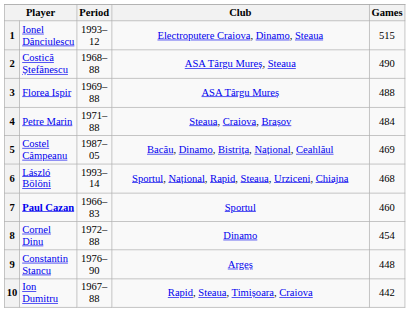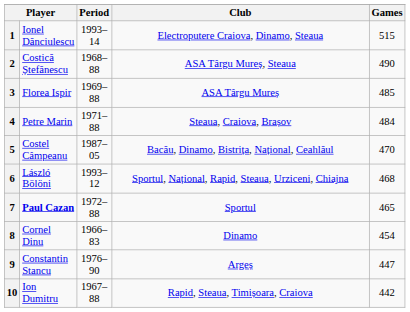(94, 35) 1993–12 -> (94, 35) 1993–14
(387, 92) 488 -> (387, 92) 485
(387, 150) 469 -> (387, 150) 470
(94, 178) 1993–14 -> (94, 178) 1993–12
(94, 207) 1966–83 -> (94, 207) 1972–88
(387, 207) 460 -> (387, 207) 465
(94, 235) 1972–88 -> (94, 235) 1966–83
(387, 264) 448 -> (387, 264) 447
